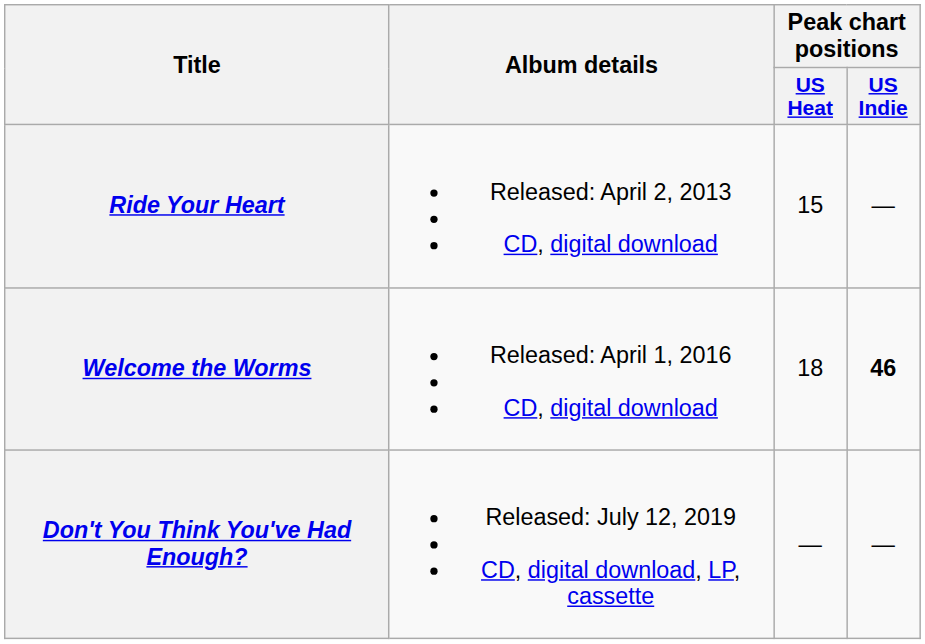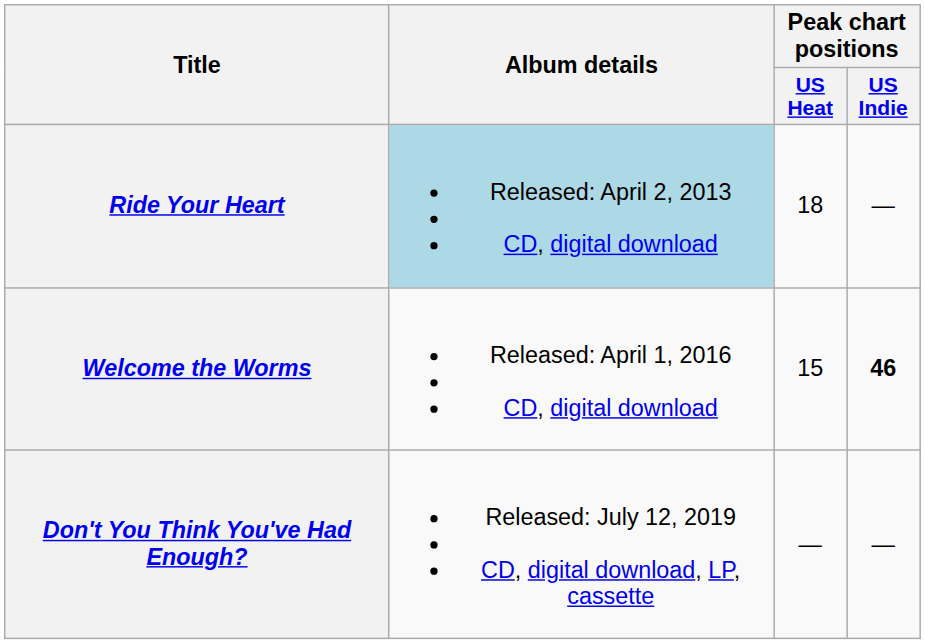(582, 219) no background -> (582, 219) lightblue background
(810, 205) 15 -> (810, 205) 18
(810, 368) 18 -> (810, 368) 15
